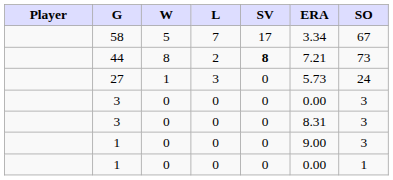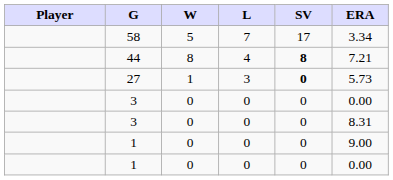- column: (364, 15)
(216, 57) 2 -> (247, 57) 4
(265, 79) normal -> (303, 79) bold
